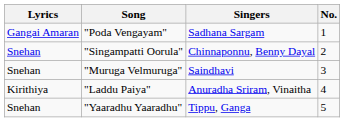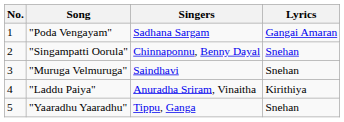columns swapped: (329, 14) <-> (43, 14)
